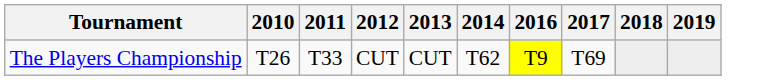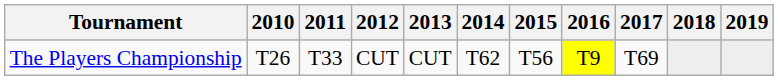+ column: (536, 22)
